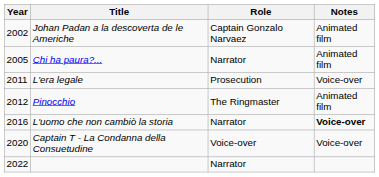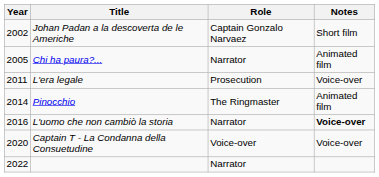(337, 33) Animated film -> (337, 33) Short film
(17, 101) 2012 -> (17, 101) 2014
